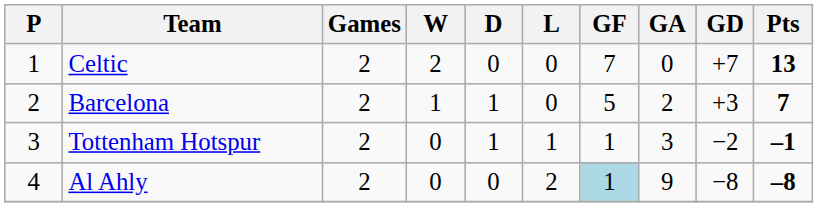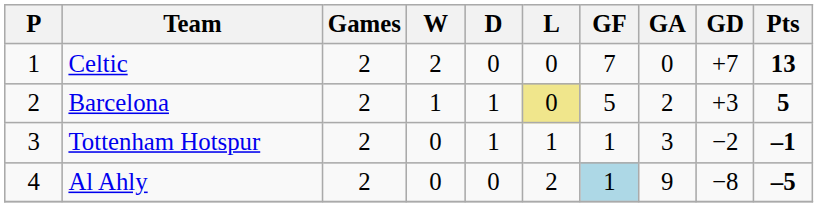(551, 102) no background -> (551, 102) khaki background
(783, 102) 7 -> (783, 102) 5
(783, 181) –8 -> (783, 181) –5
